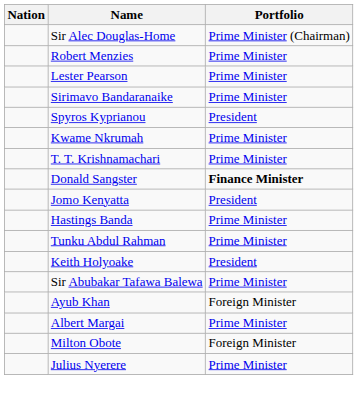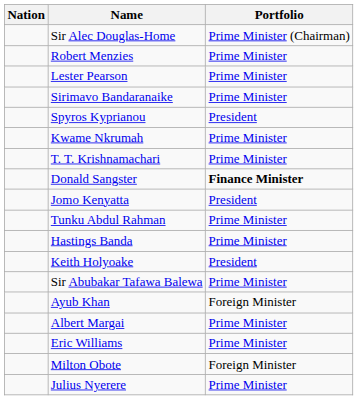rows swapped: (92, 220) <-> (108, 240)
+ row: (87, 343)
